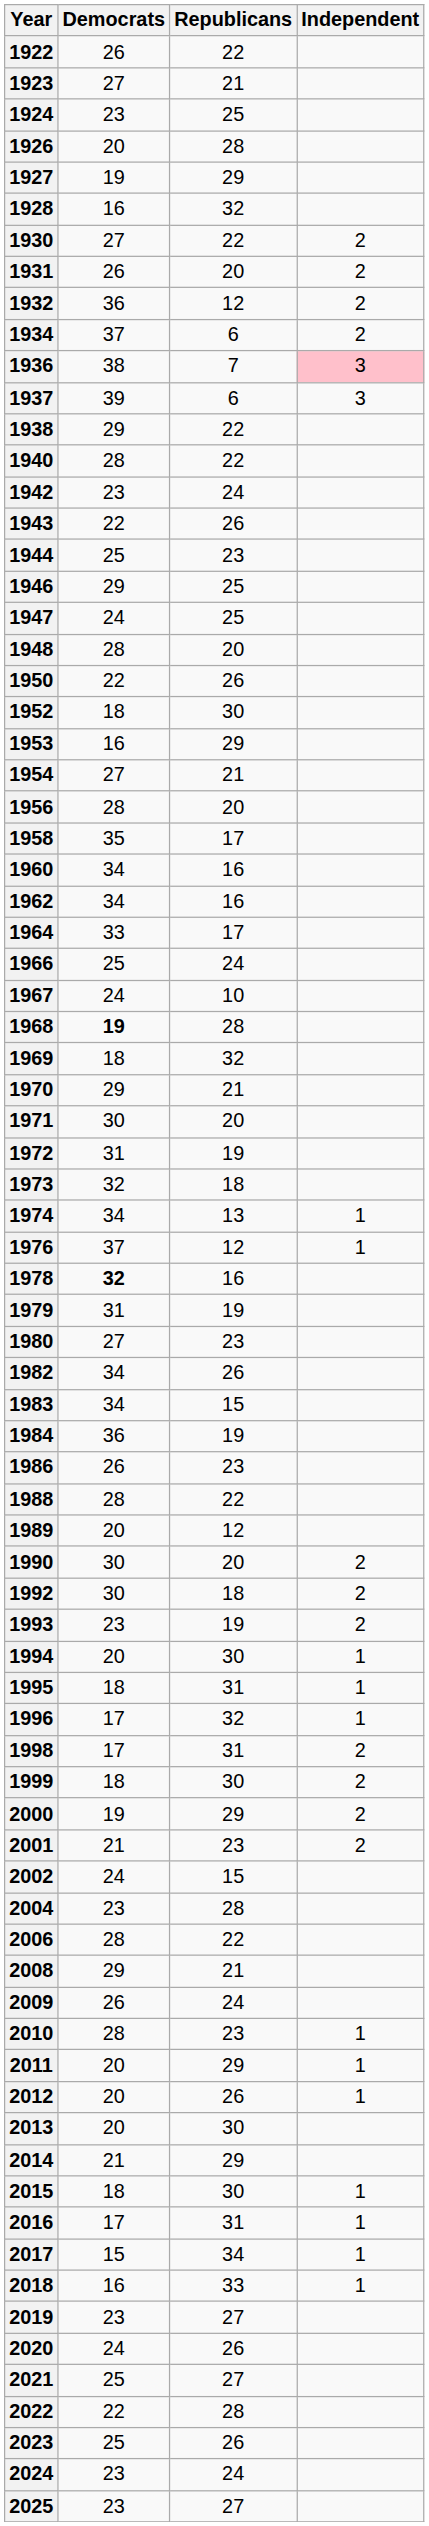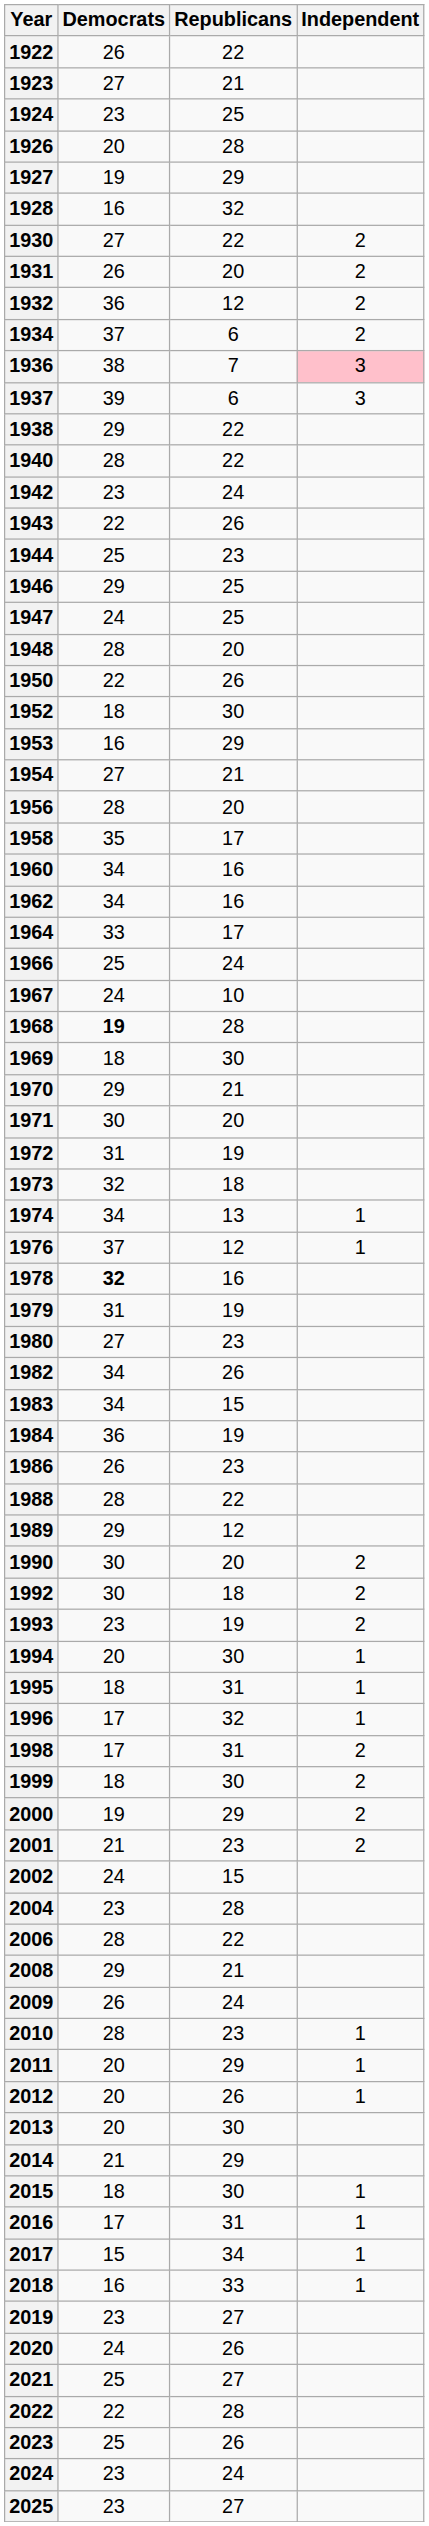(233, 1058) 32 -> (233, 1058) 30
(114, 1530) 20 -> (114, 1530) 29
